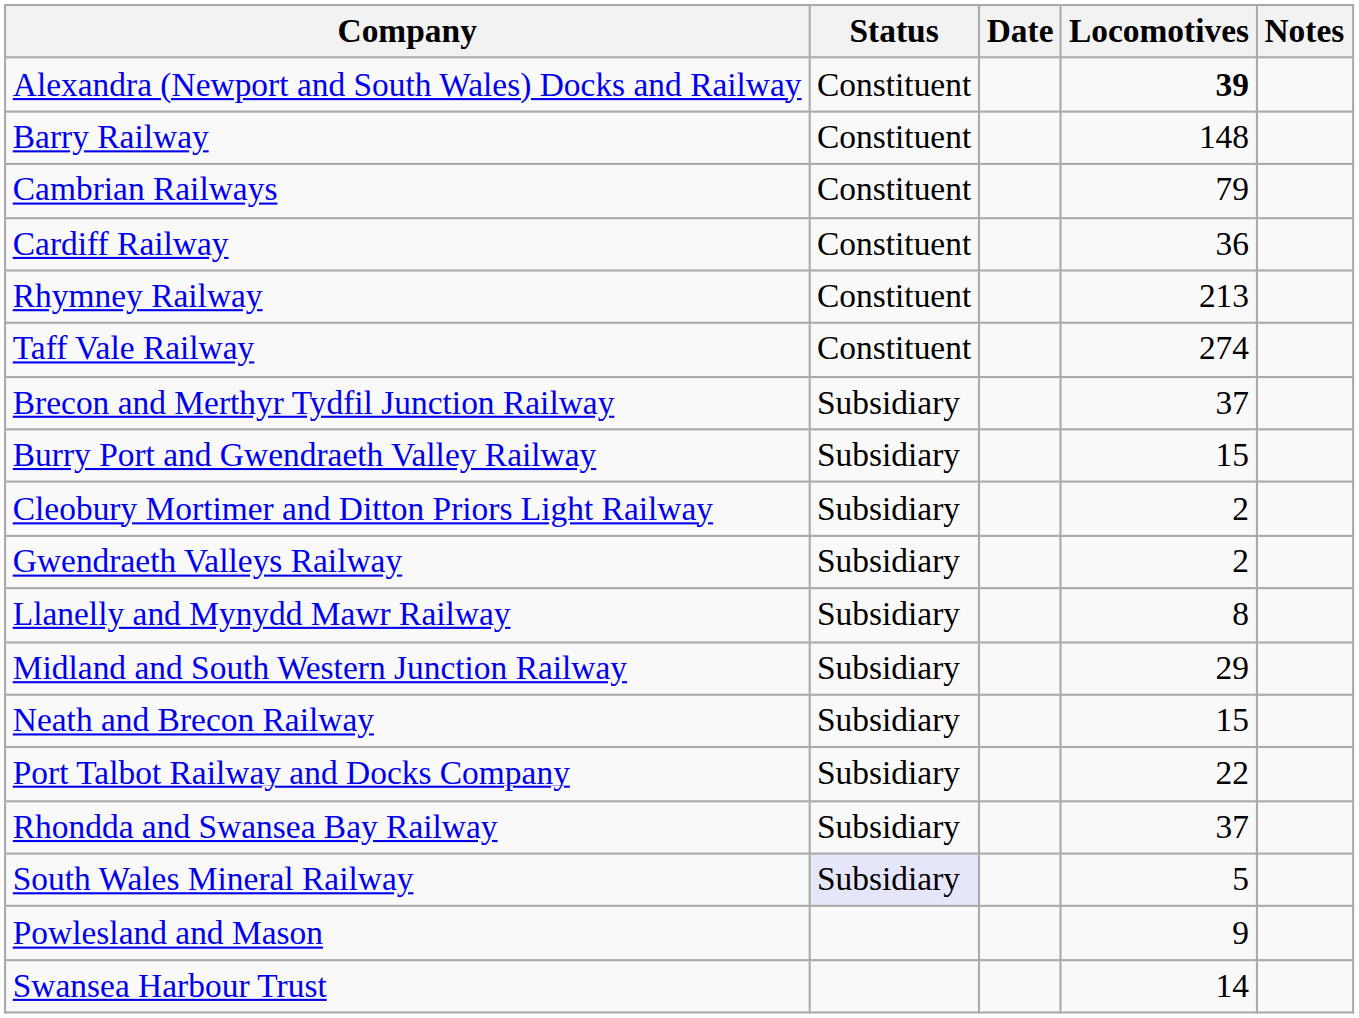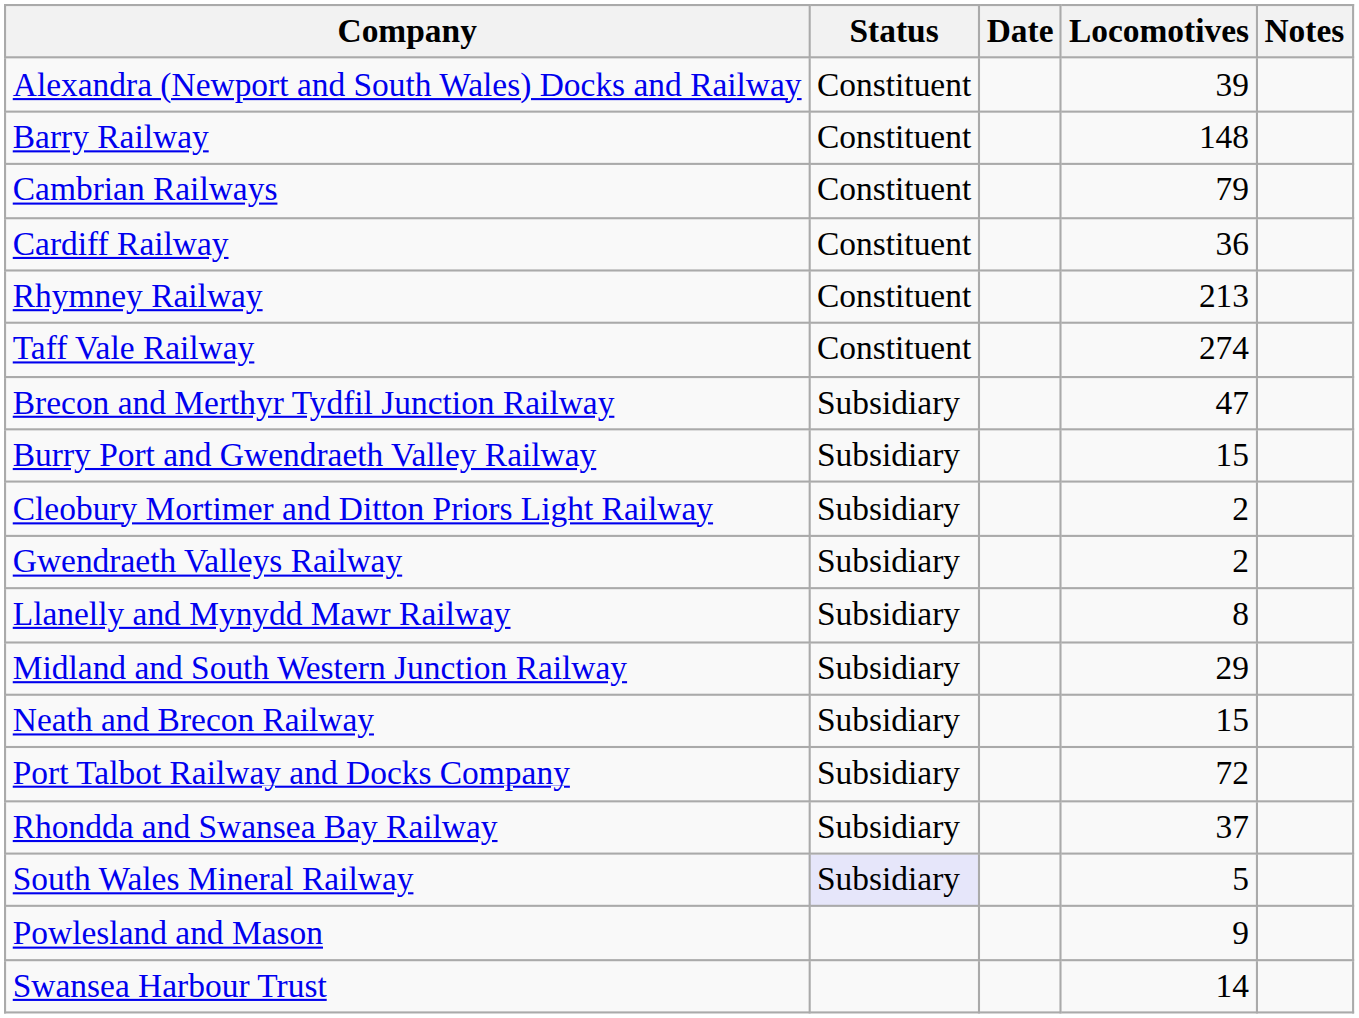(1232, 84) bold -> (1232, 84) normal
(1232, 402) 37 -> (1232, 402) 47
(1232, 773) 22 -> (1232, 773) 72
